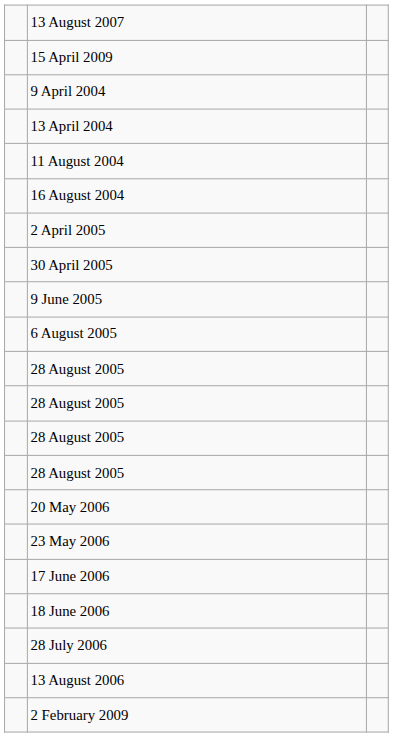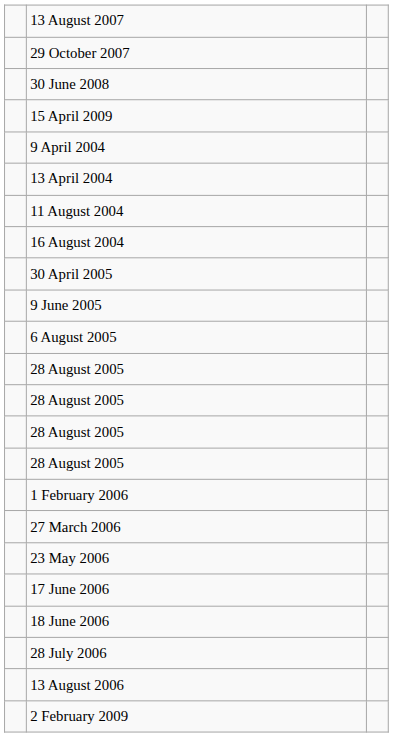+ row: (16, 53)
+ row: (16, 84)
- row: (16, 230)
+ row: (16, 495)
+ row: (16, 527)
- row: (16, 507)
